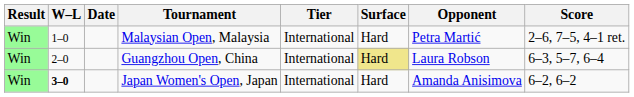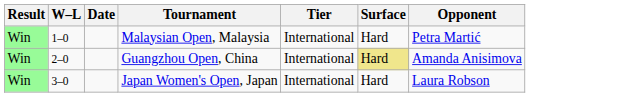- column: (577, 15)
(451, 59) Laura Robson -> (467, 59) Amanda Anisimova
(60, 80) bold -> (60, 81) normal
(467, 80) Amanda Anisimova -> (451, 80) Laura Robson
